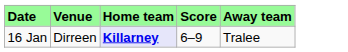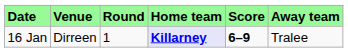+ column: (124, 16)
(191, 36) normal -> (239, 36) bold
